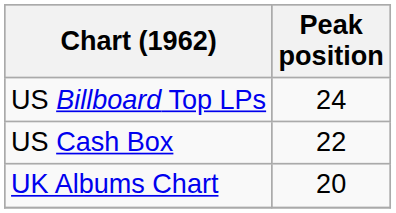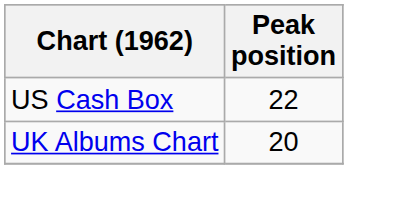- row: (139, 99)
